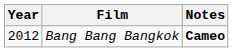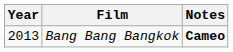(23, 37) 2012 -> (23, 37) 2013
